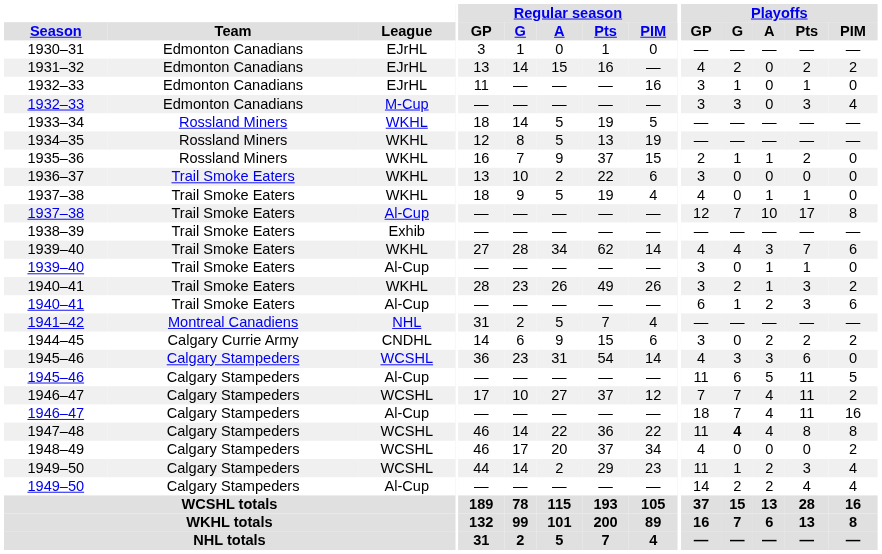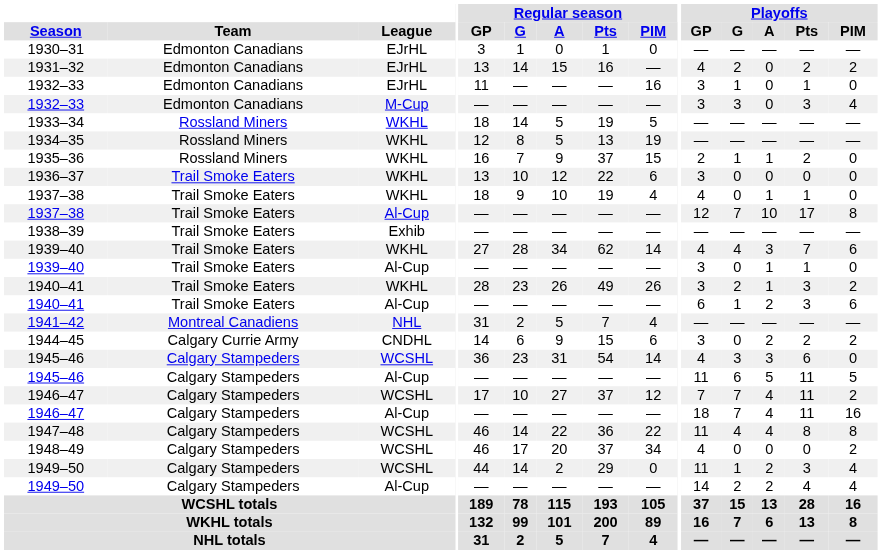(559, 176) 2 -> (559, 176) 12
(559, 195) 5 -> (559, 195) 10
(737, 431) bold -> (737, 431) normal
(653, 468) 23 -> (653, 468) 0
